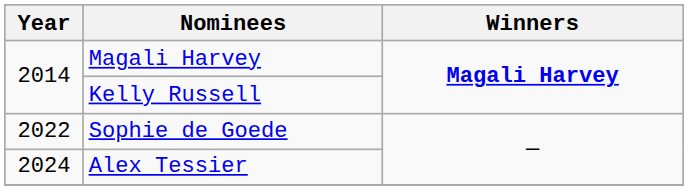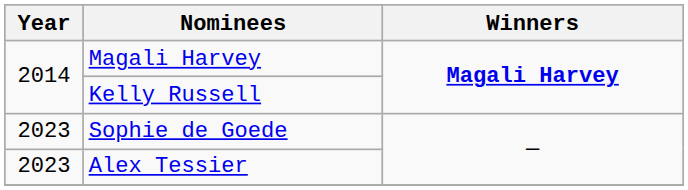(44, 131) 2022 -> (44, 131) 2023
(44, 167) 2024 -> (44, 167) 2023
